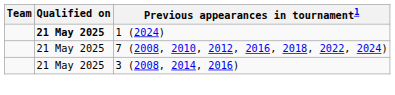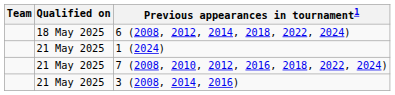+ row: (233, 32)
(70, 32) bold -> (70, 49) normal
